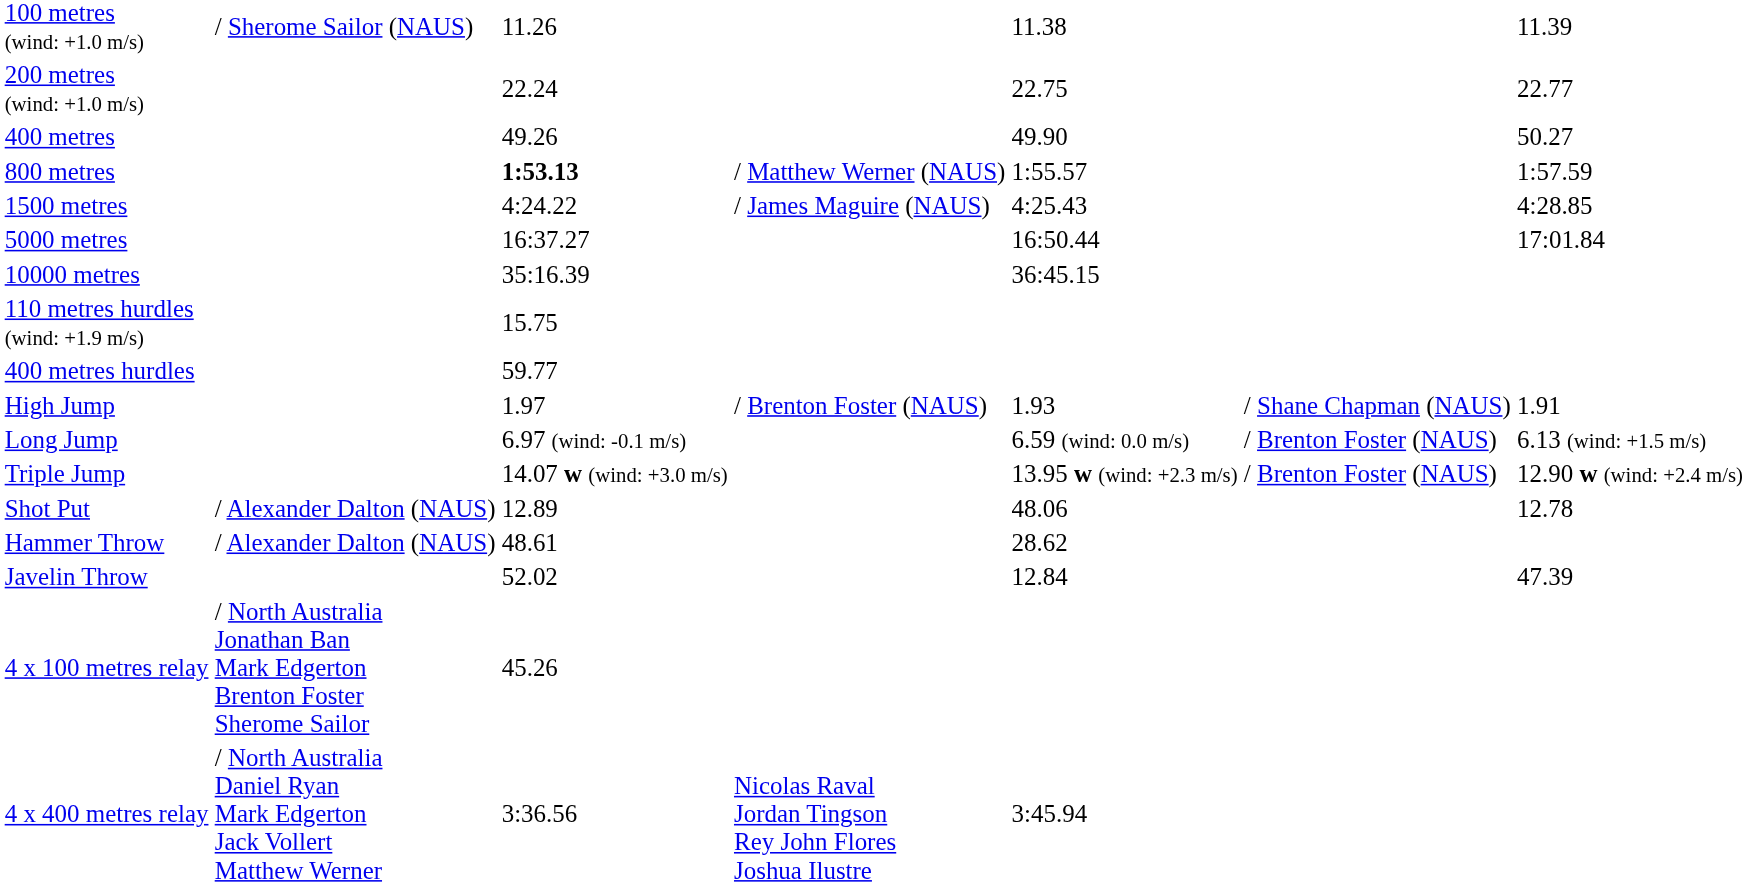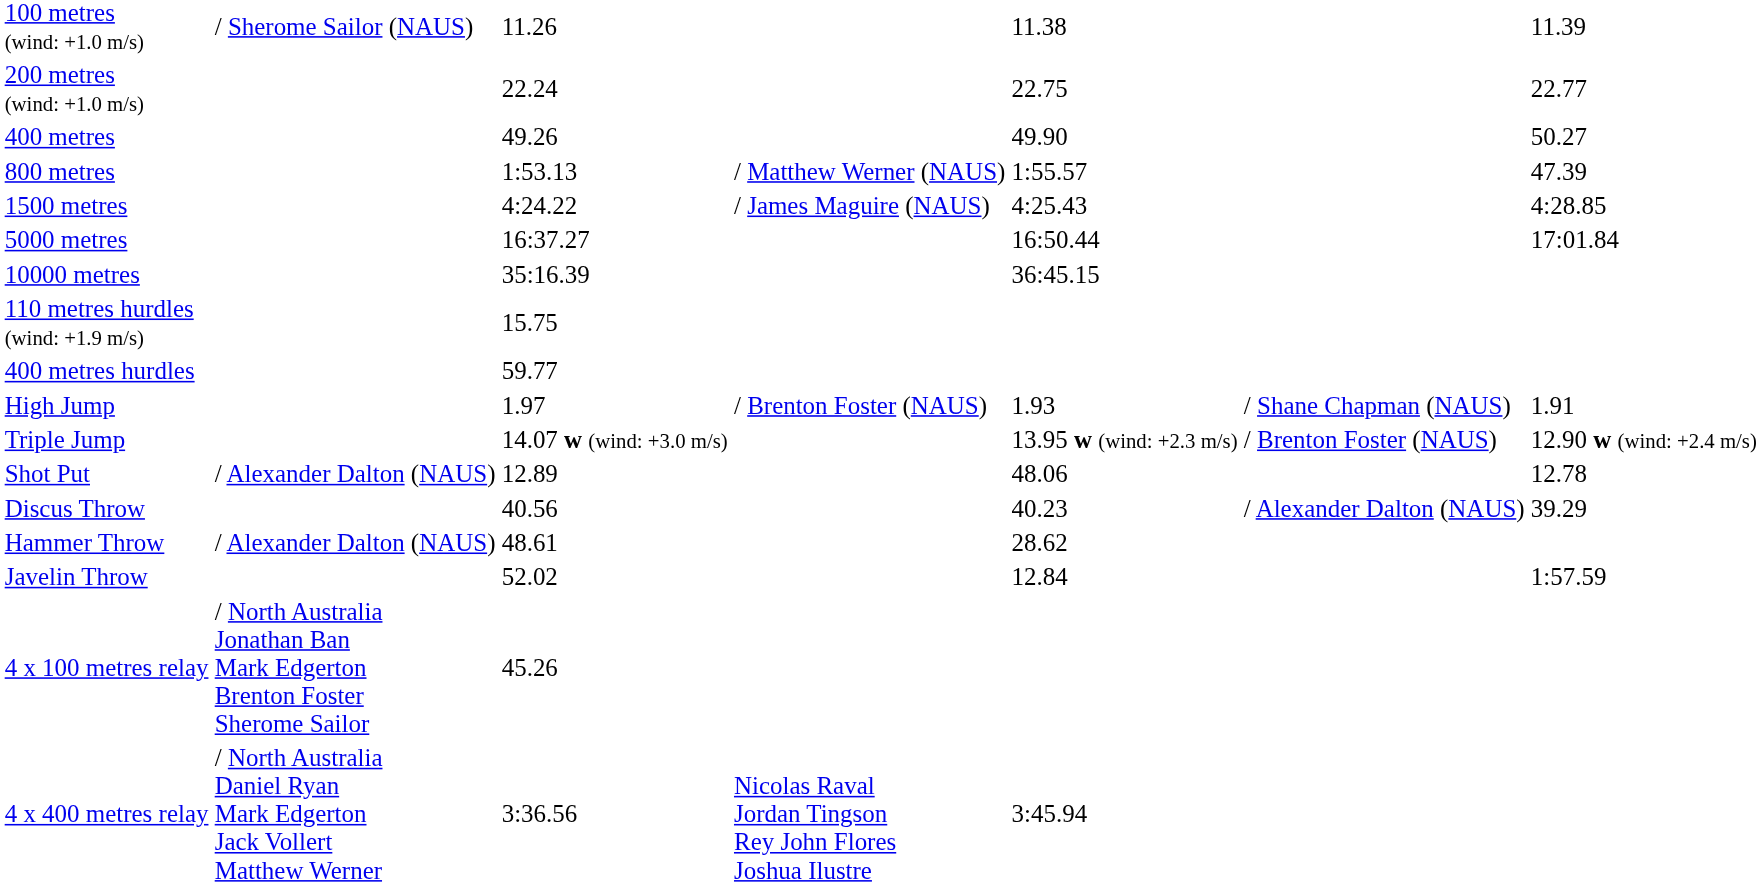(540, 171) bold -> (539, 171) normal
(1555, 171) 1:57.59 -> (1559, 171) 47.39
- row: (61, 439)
+ row: (75, 508)
(1545, 577) 47.39 -> (1569, 577) 1:57.59
